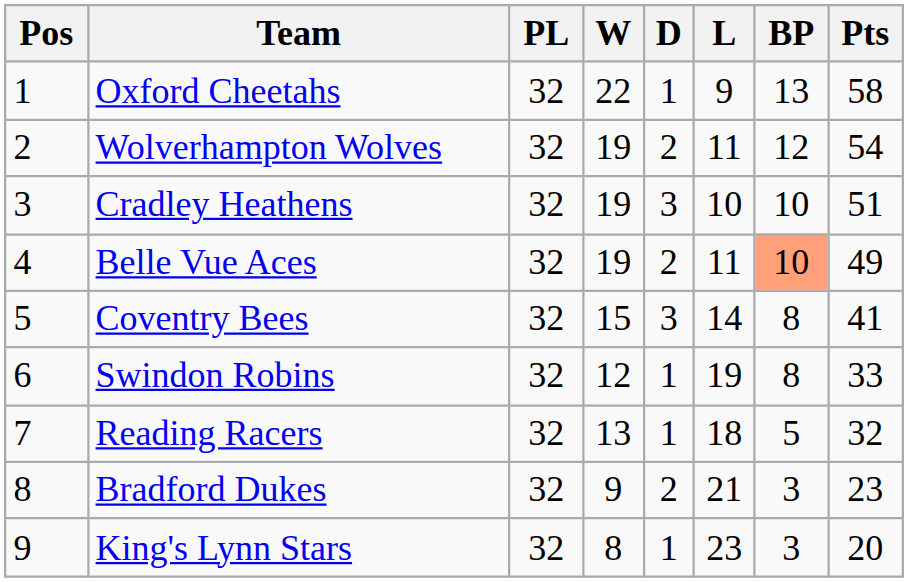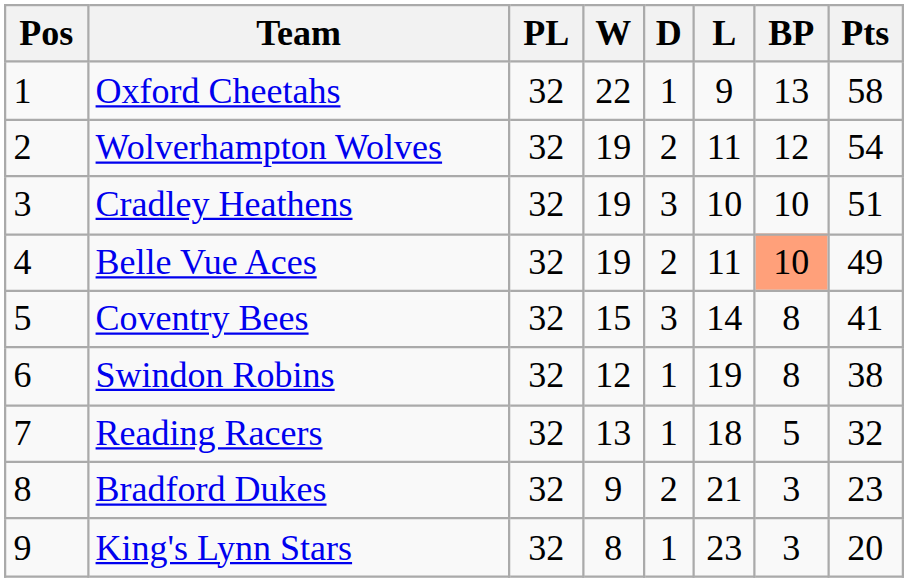(865, 375) 33 -> (865, 375) 38
